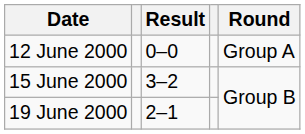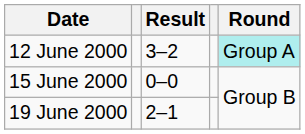(162, 50) 0–0 -> (162, 50) 3–2
(259, 50) no background -> (259, 50) paleturquoise background
(162, 81) 3–2 -> (162, 81) 0–0
